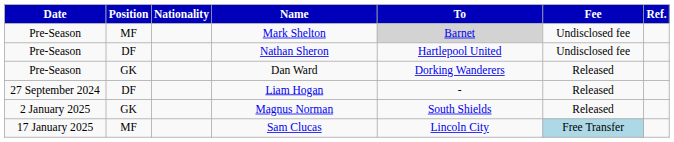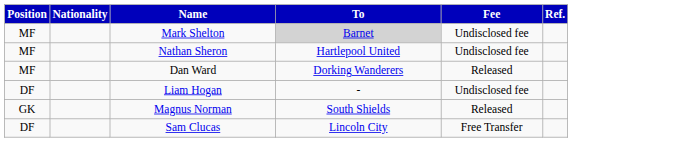- column: (55, 14)
(129, 52) DF -> (27, 52) MF
(128, 71) GK -> (27, 71) MF
(593, 90) Released -> (492, 90) Undisclosed fee
(128, 128) MF -> (27, 128) DF
(593, 128) lightblue background -> (492, 128) no background
